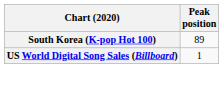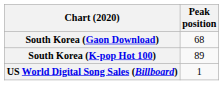+ row: (92, 39)
